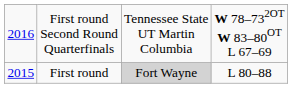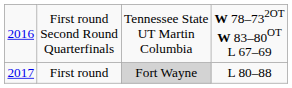(21, 73) 2015 -> (21, 73) 2017
